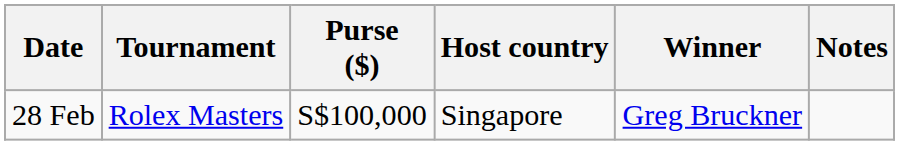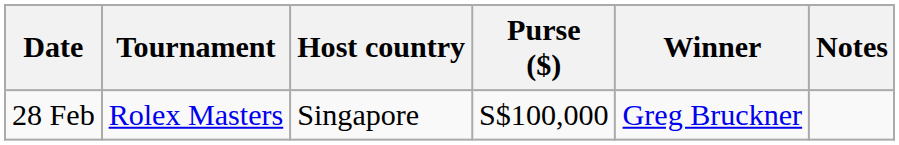columns swapped: (525, 47) <-> (362, 47)
